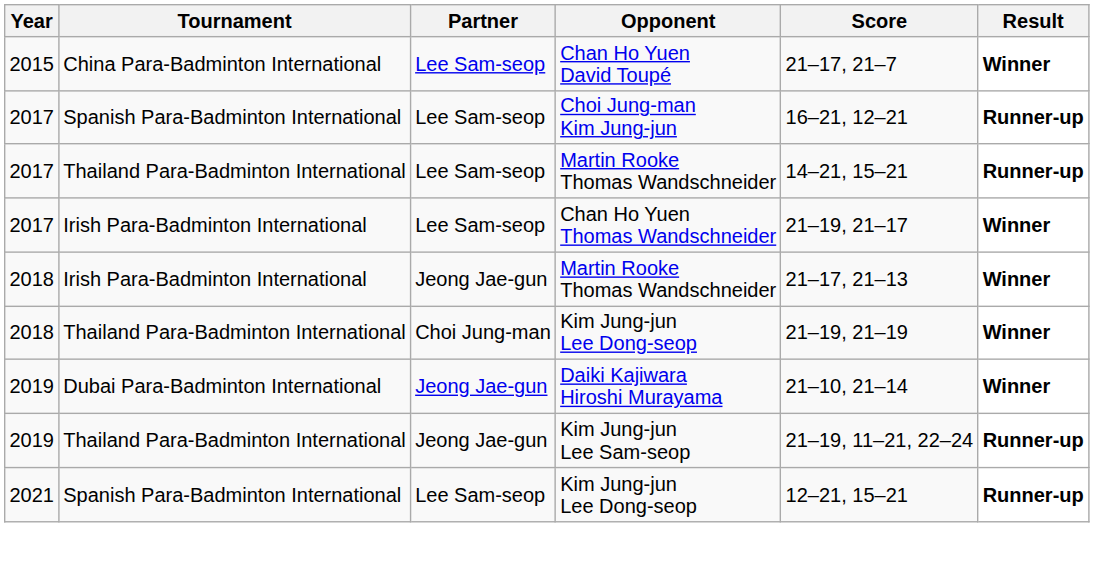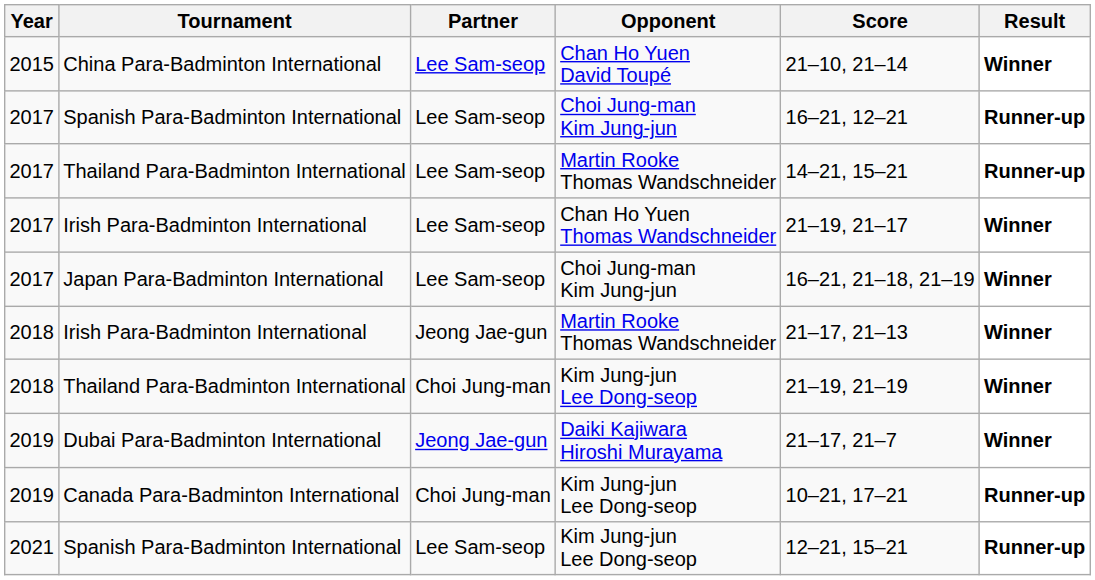(841, 64) 21–17, 21–7 -> (847, 64) 21–10, 21–14
+ row: (32, 279)
(847, 387) 21–10, 21–14 -> (841, 441) 21–17, 21–7
+ row: (32, 495)
- row: (32, 441)
